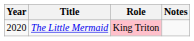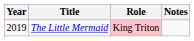(17, 28) 2020 -> (17, 28) 2019
